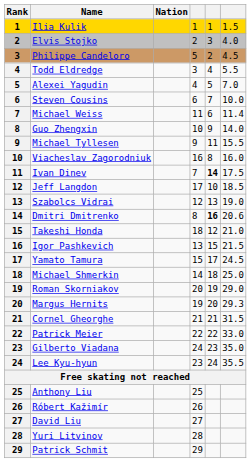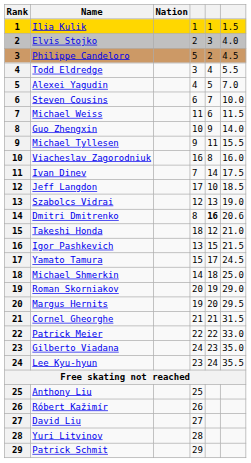(233, 114) 11.4 -> (233, 114) 11.5
(213, 172) bold -> (213, 172) normal
(233, 304) 29.3 -> (233, 304) 29.5
